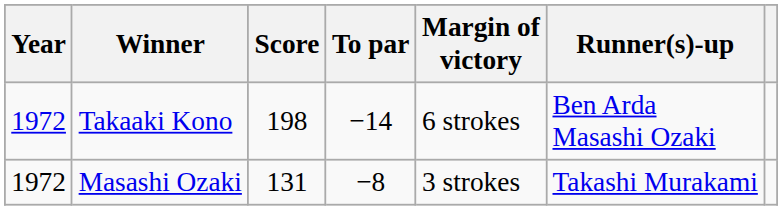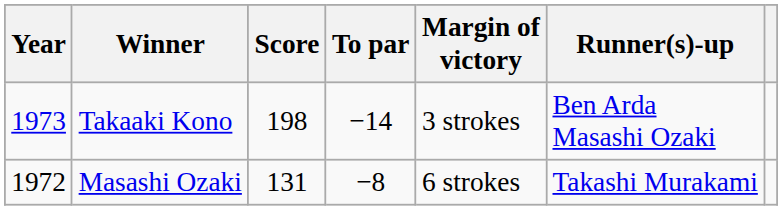(39, 120) 1972 -> (39, 120) 1973
(471, 120) 6 strokes -> (471, 120) 3 strokes
(471, 182) 3 strokes -> (471, 182) 6 strokes
